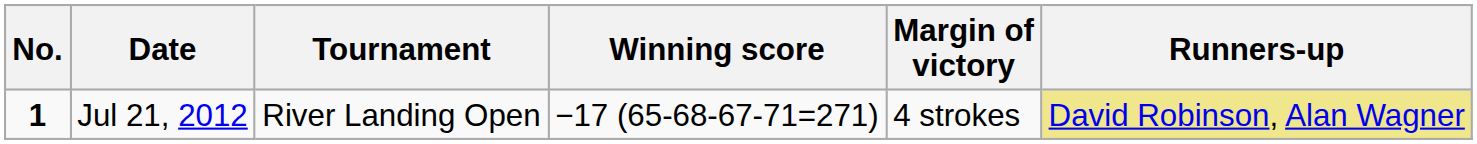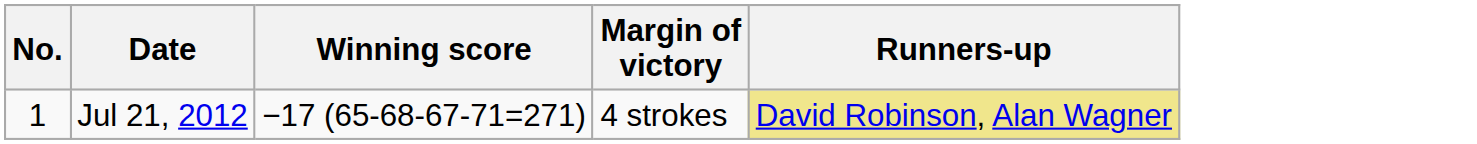- column: (401, 48)
(37, 115) bold -> (37, 115) normal
